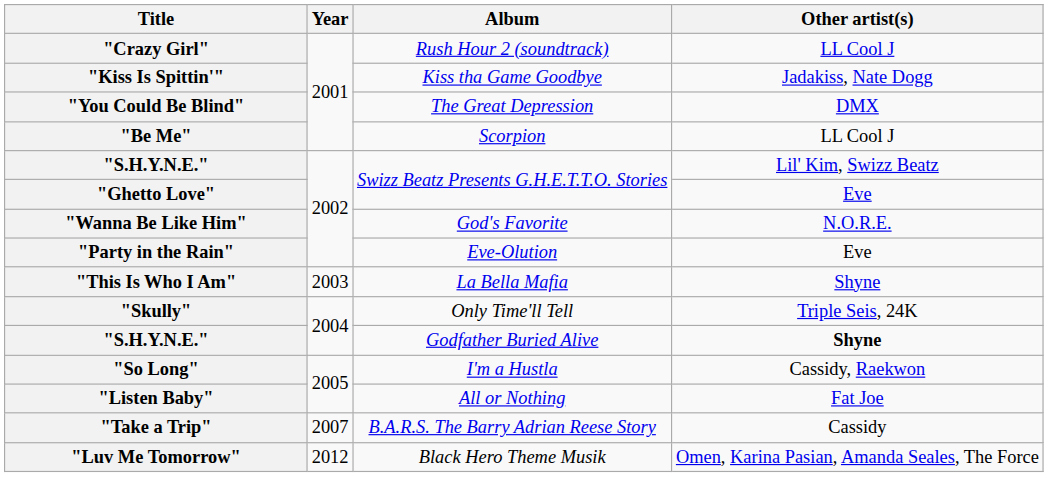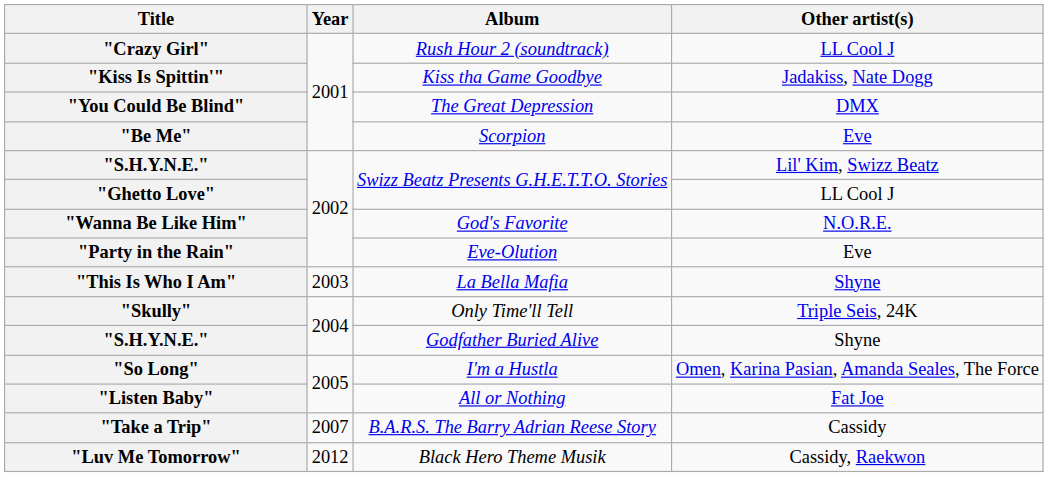(857, 135) LL Cool J -> (857, 135) Eve
(857, 194) Eve -> (857, 194) LL Cool J
(857, 340) bold -> (857, 340) normal
(857, 369) Cassidy, Raekwon -> (857, 369) Omen, Karina Pasian, Amanda Seales, The Force
(857, 456) Omen, Karina Pasian, Amanda Seales, The Force -> (857, 456) Cassidy, Raekwon
